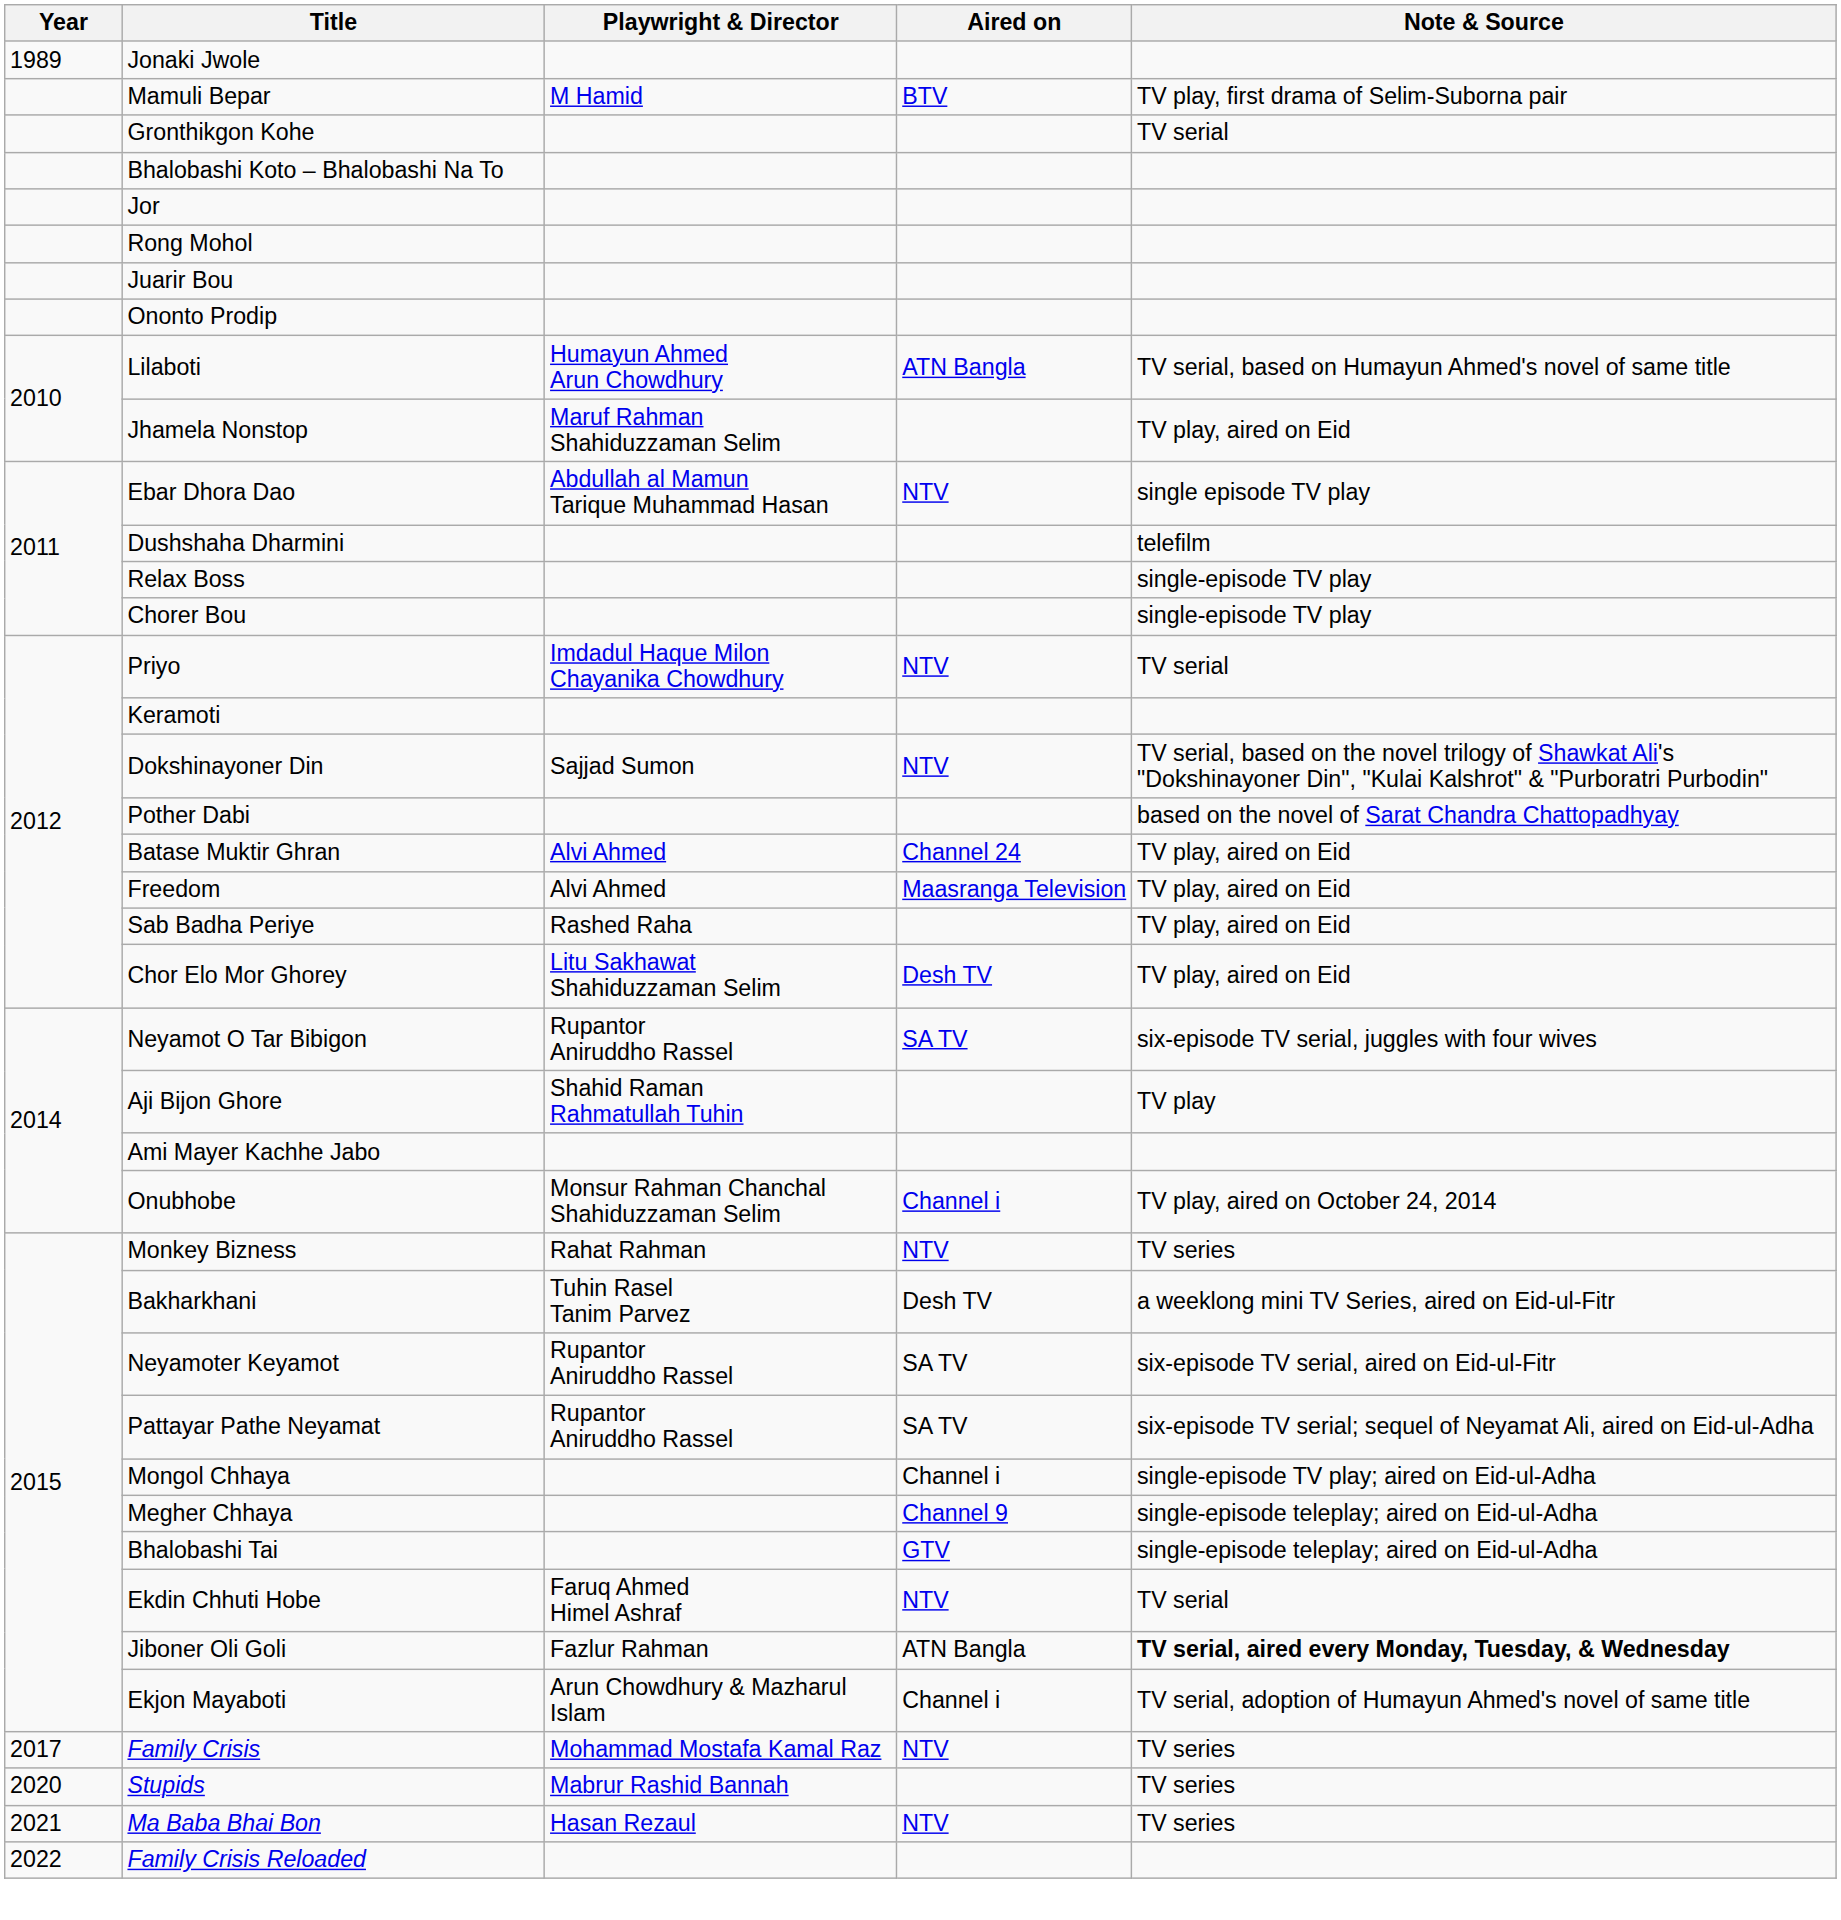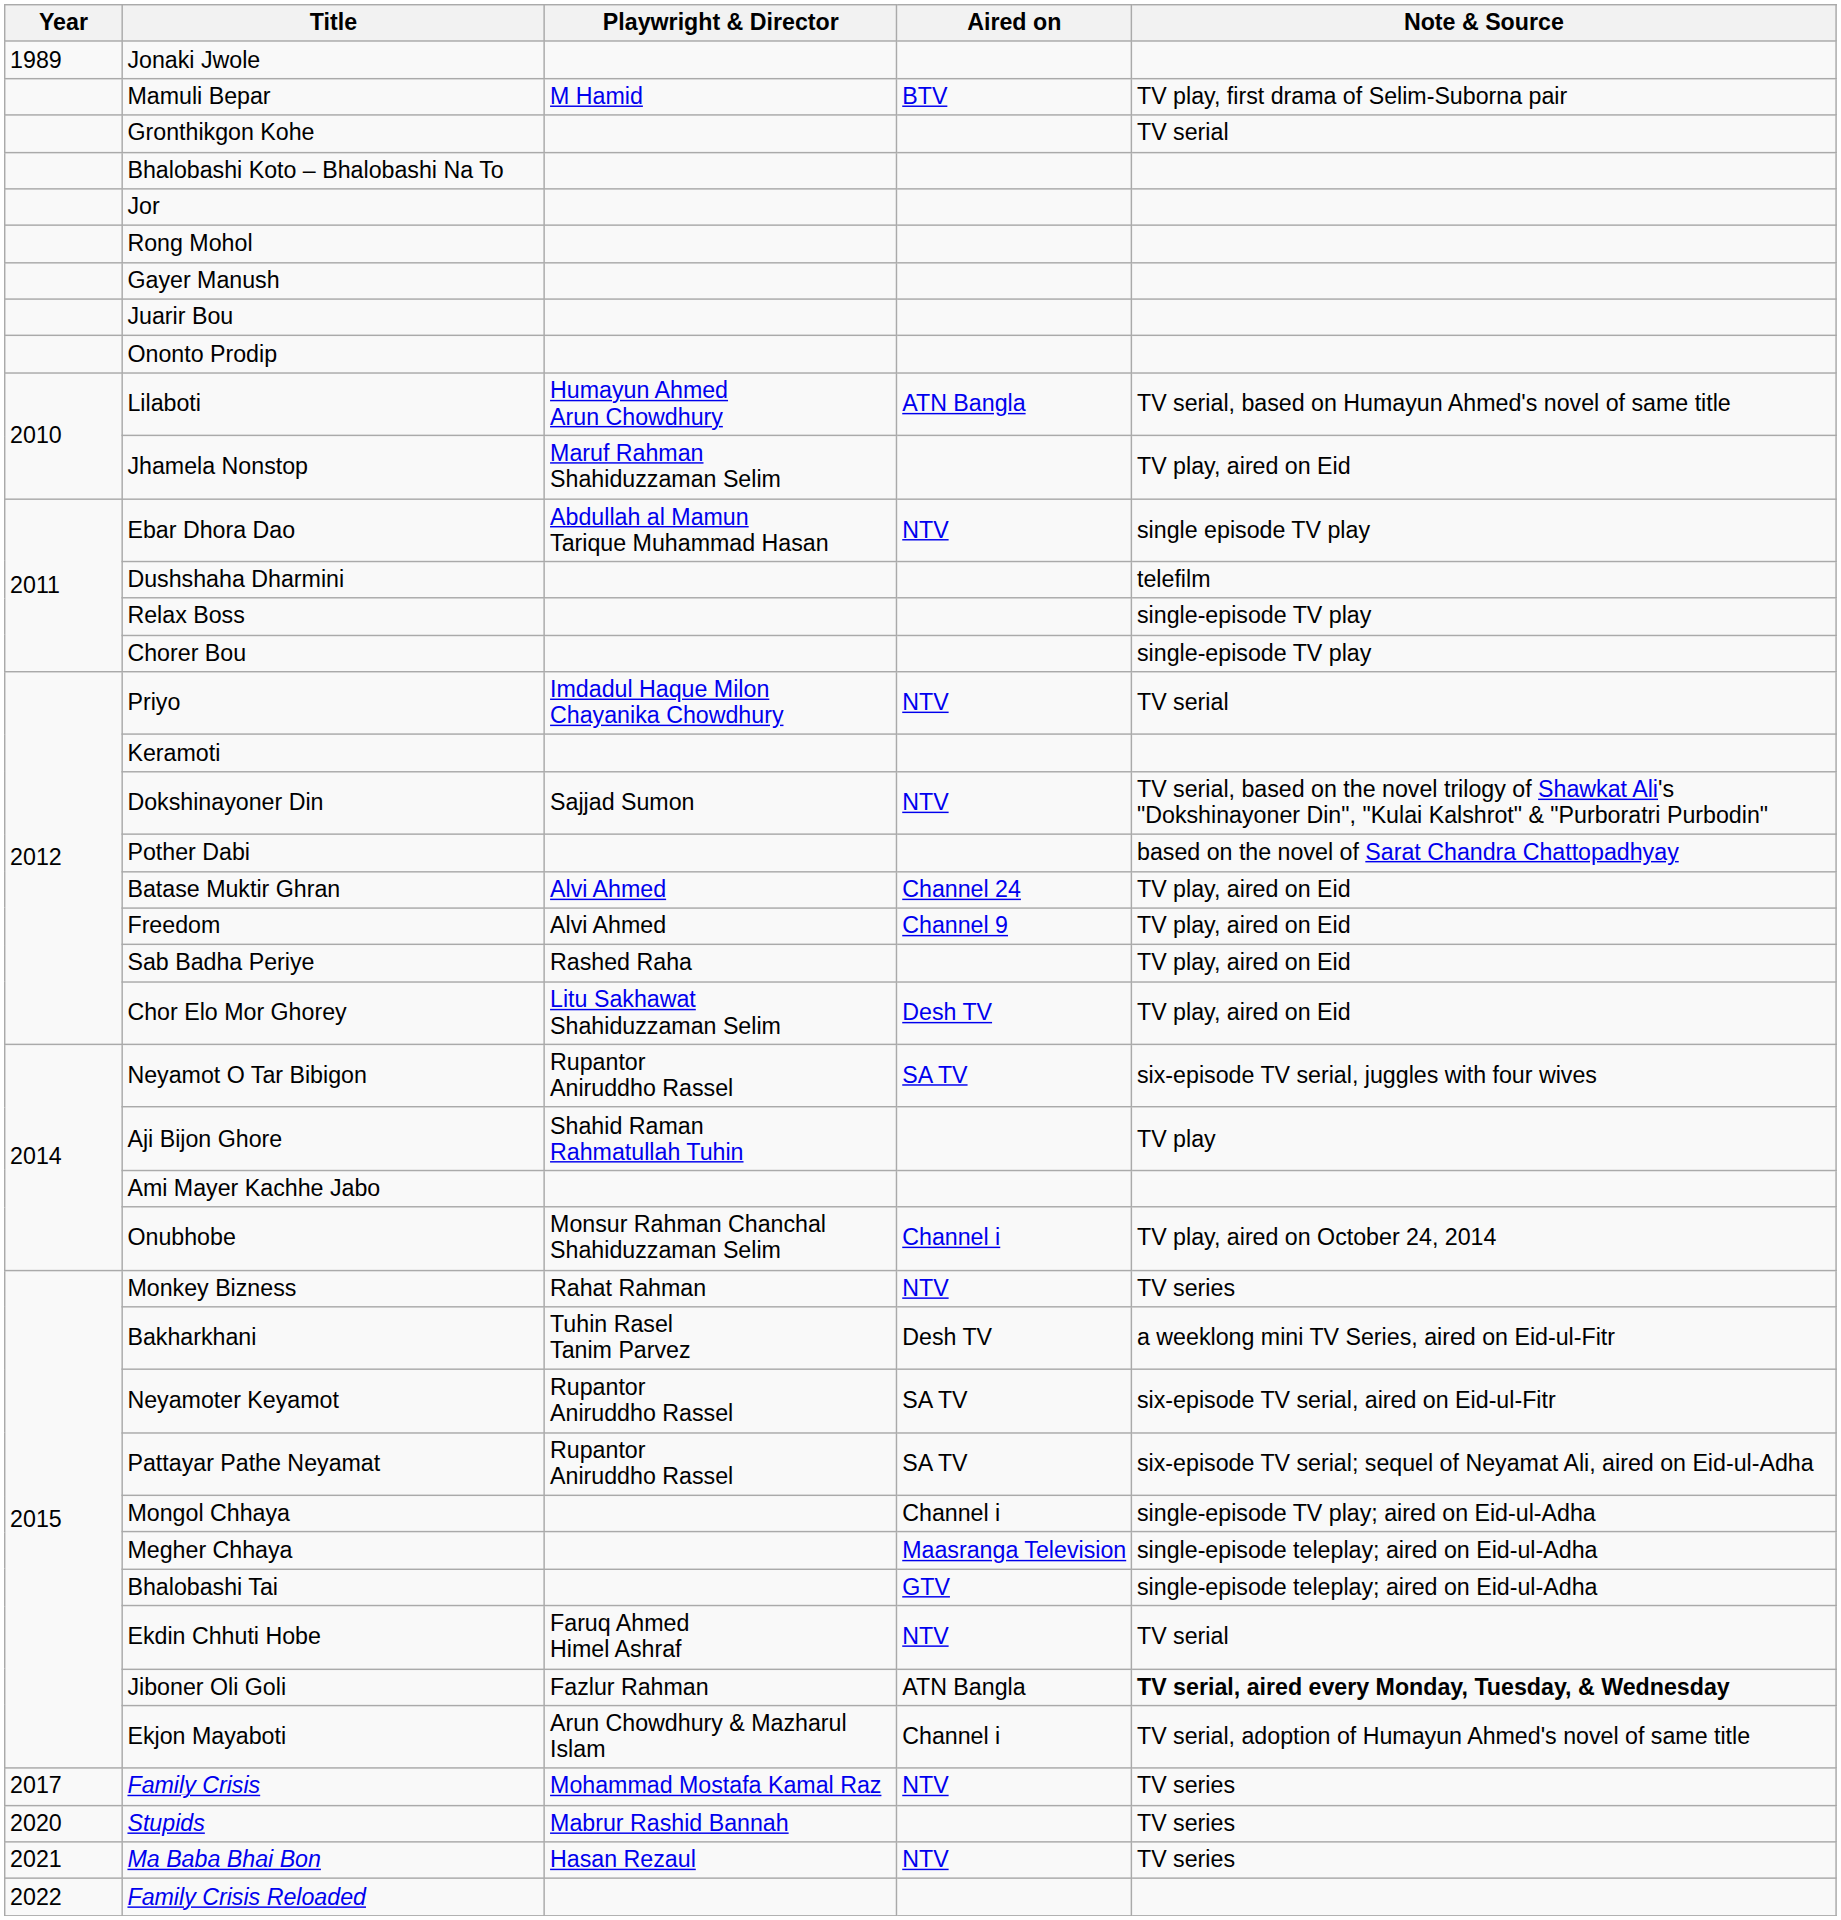+ row: (204, 280)
(1014, 889) Maasranga Television -> (955, 926) Channel 9
(955, 1513) Channel 9 -> (1014, 1550) Maasranga Television
